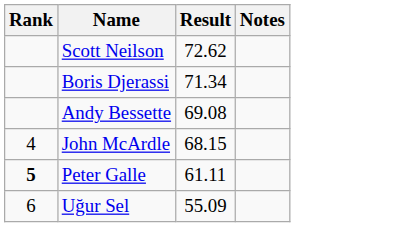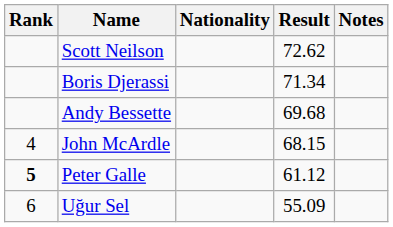+ column: (225, 20)
(205, 113) 69.08 -> (304, 113) 69.68
(205, 175) 61.11 -> (304, 175) 61.12
